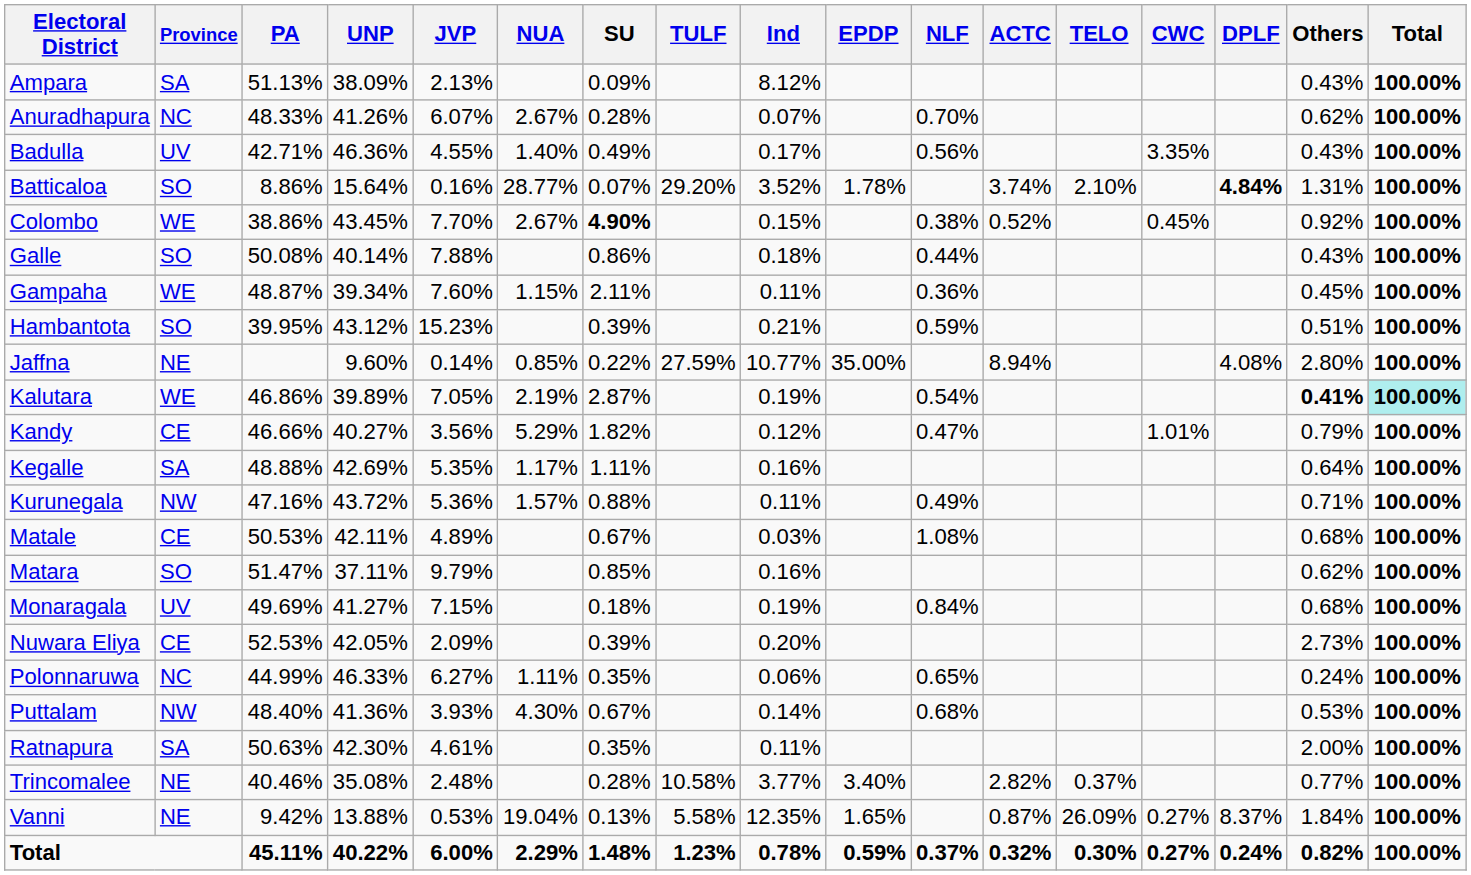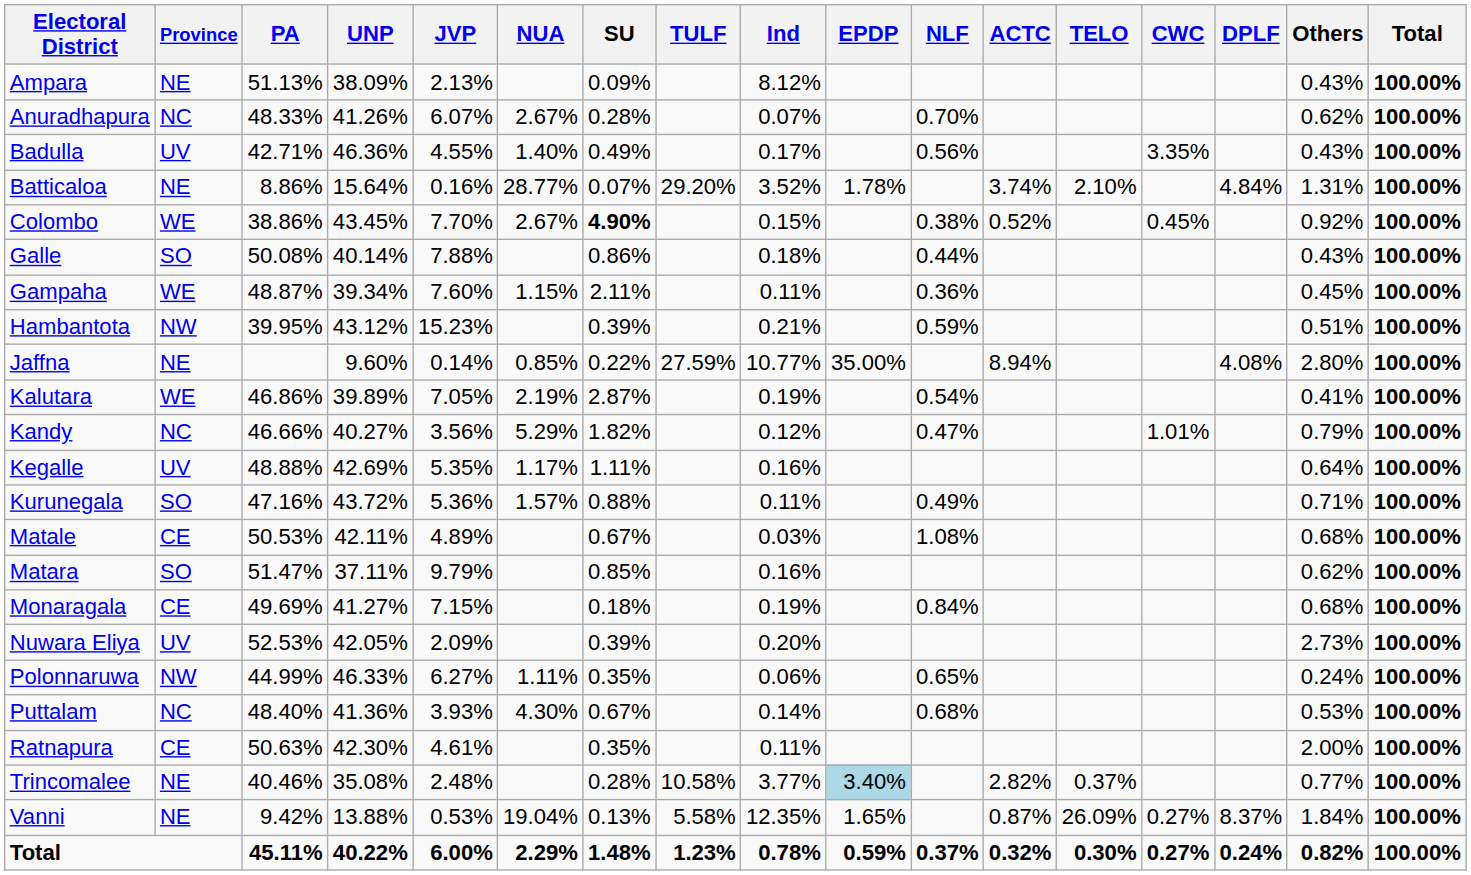(175, 81) SA -> (175, 81) NE
(176, 186) SO -> (175, 186) NE
(1251, 186) bold -> (1251, 186) normal
(176, 326) SO -> (178, 326) NW
(1332, 397) bold -> (1332, 397) normal
(1417, 397) paleturquoise background -> (1417, 397) no background
(175, 432) CE -> (176, 432) NC
(175, 467) SA -> (175, 467) UV
(178, 502) NW -> (176, 502) SO
(175, 607) UV -> (175, 607) CE
(175, 642) CE -> (175, 642) UV
(176, 677) NC -> (178, 677) NW
(178, 712) NW -> (176, 712) NC
(175, 747) SA -> (175, 747) CE
(875, 782) no background -> (875, 782) lightblue background
